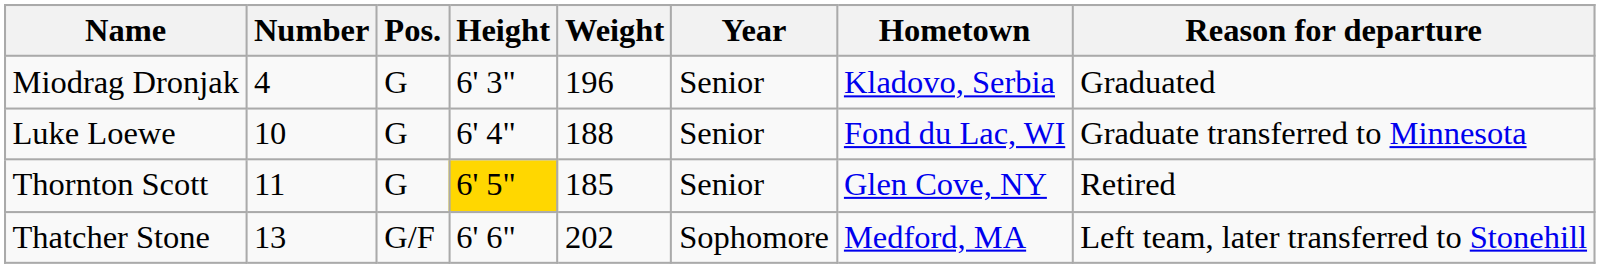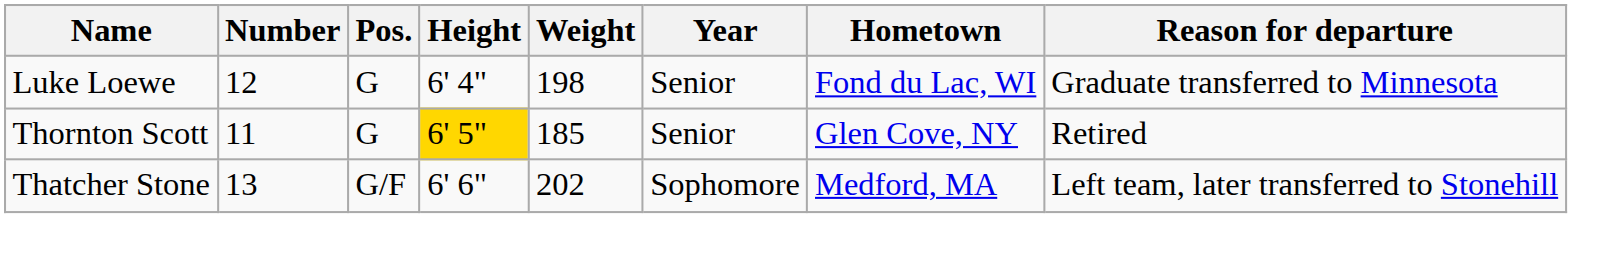- row: (126, 81)
(270, 133) 10 -> (241, 81) 12
(589, 133) 188 -> (560, 81) 198
